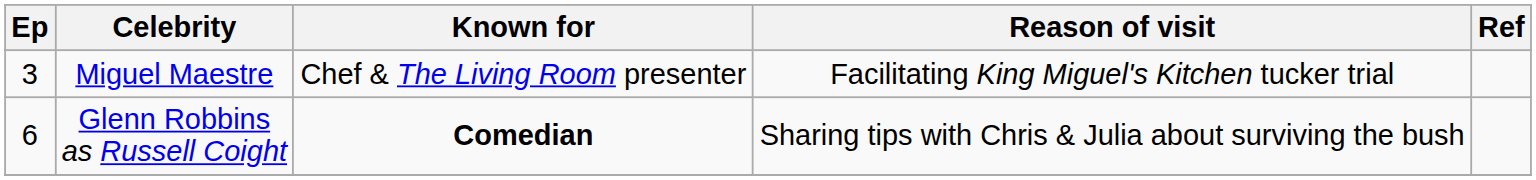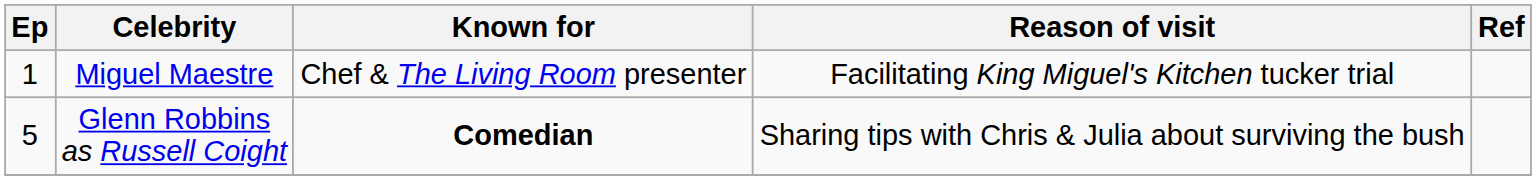(30, 73) 3 -> (30, 73) 1
(30, 135) 6 -> (30, 135) 5
